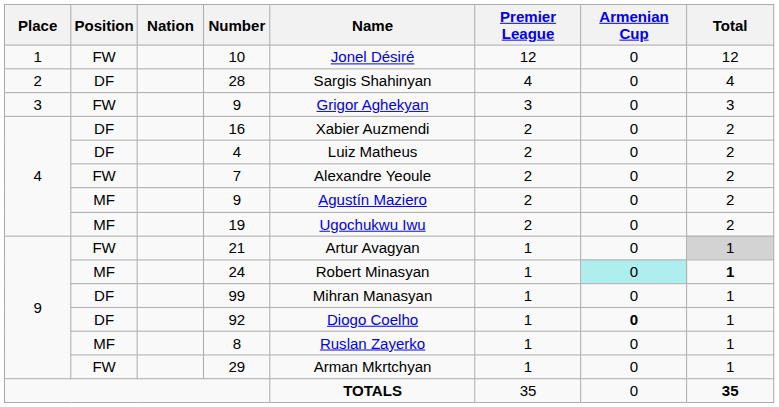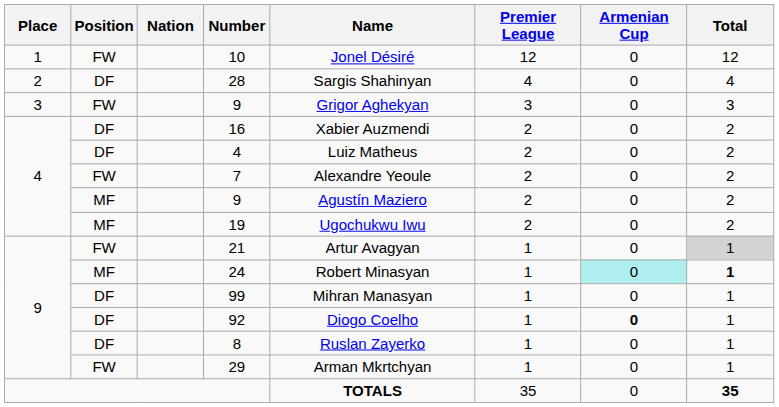(104, 343) MF -> (104, 343) DF
